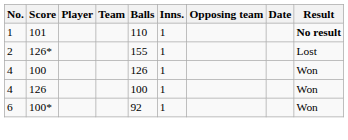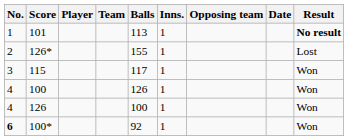(139, 32) 110 -> (139, 32) 113
+ row: (37, 70)
(10, 108) normal -> (10, 126) bold
